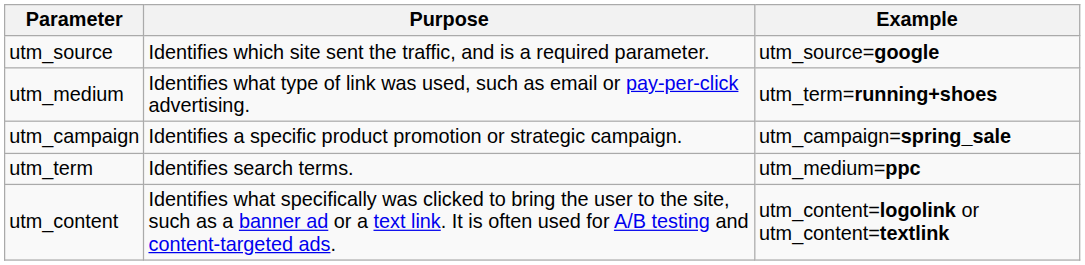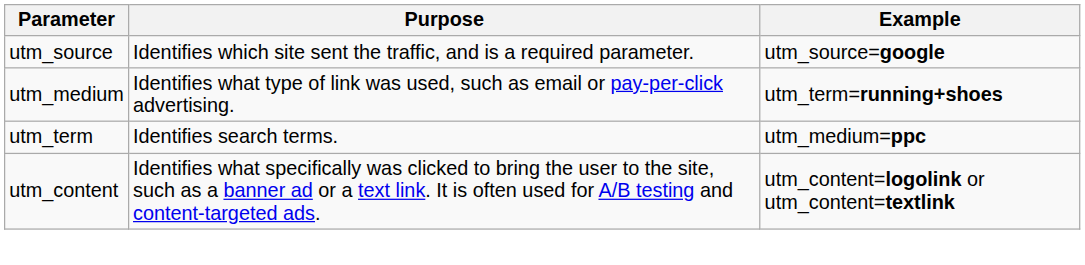- row: (74, 136)
